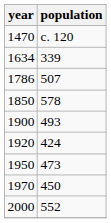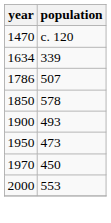- row: (21, 143)
(51, 206) 552 -> (51, 185) 553
